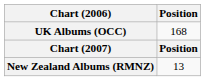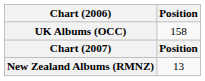(179, 31) 168 -> (179, 31) 158
